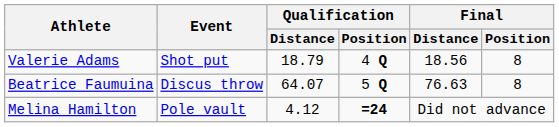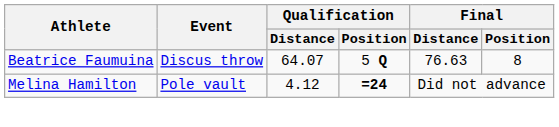- row: (64, 62)
